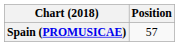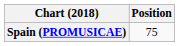(152, 32) 57 -> (152, 32) 75
